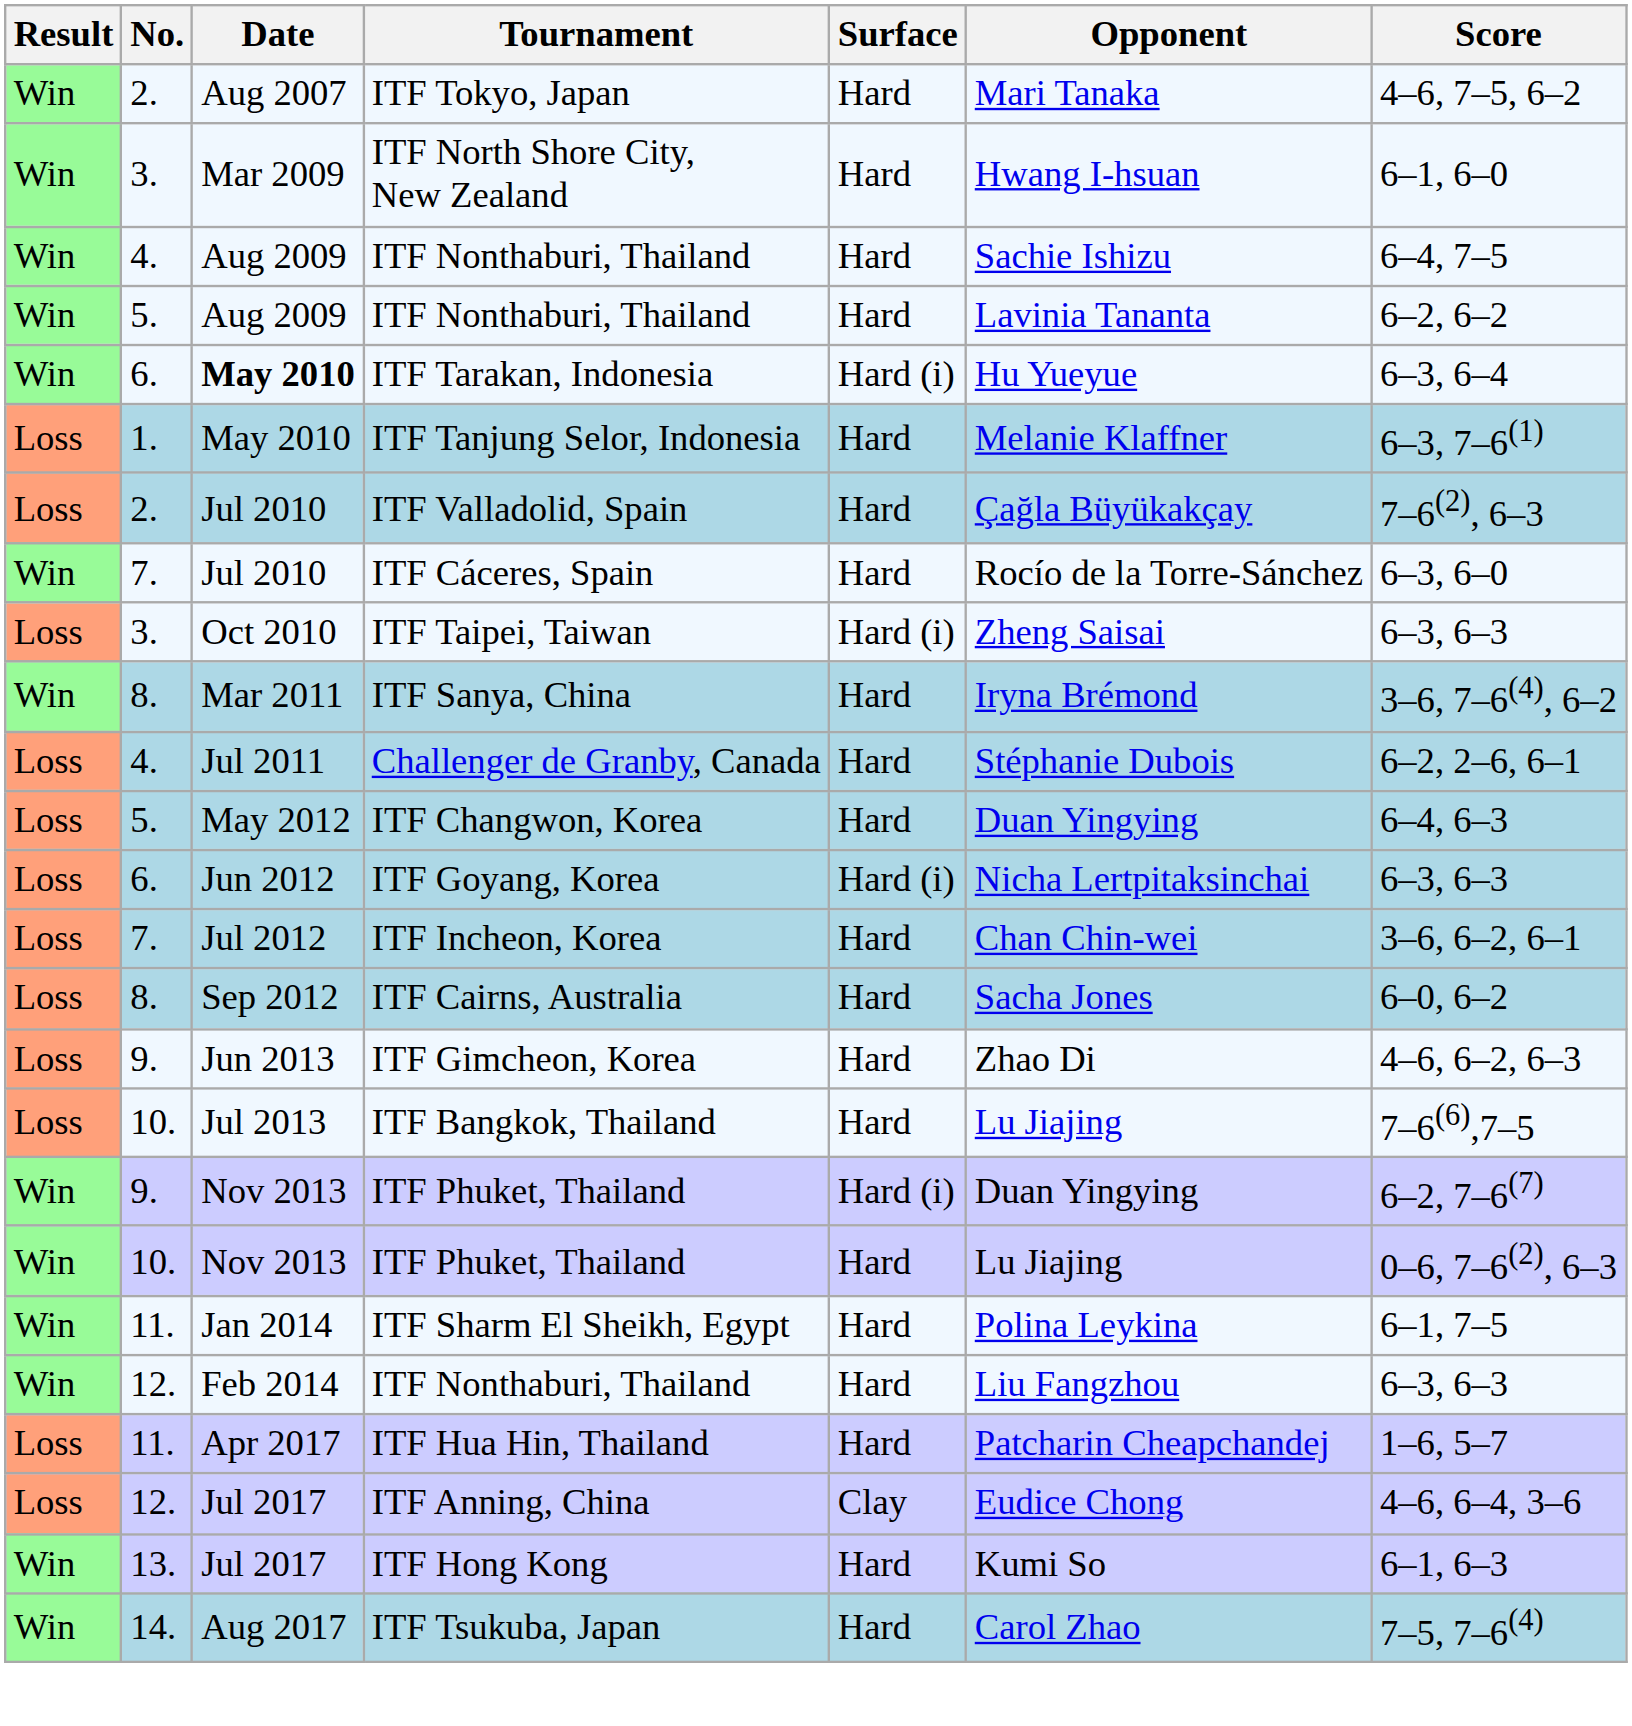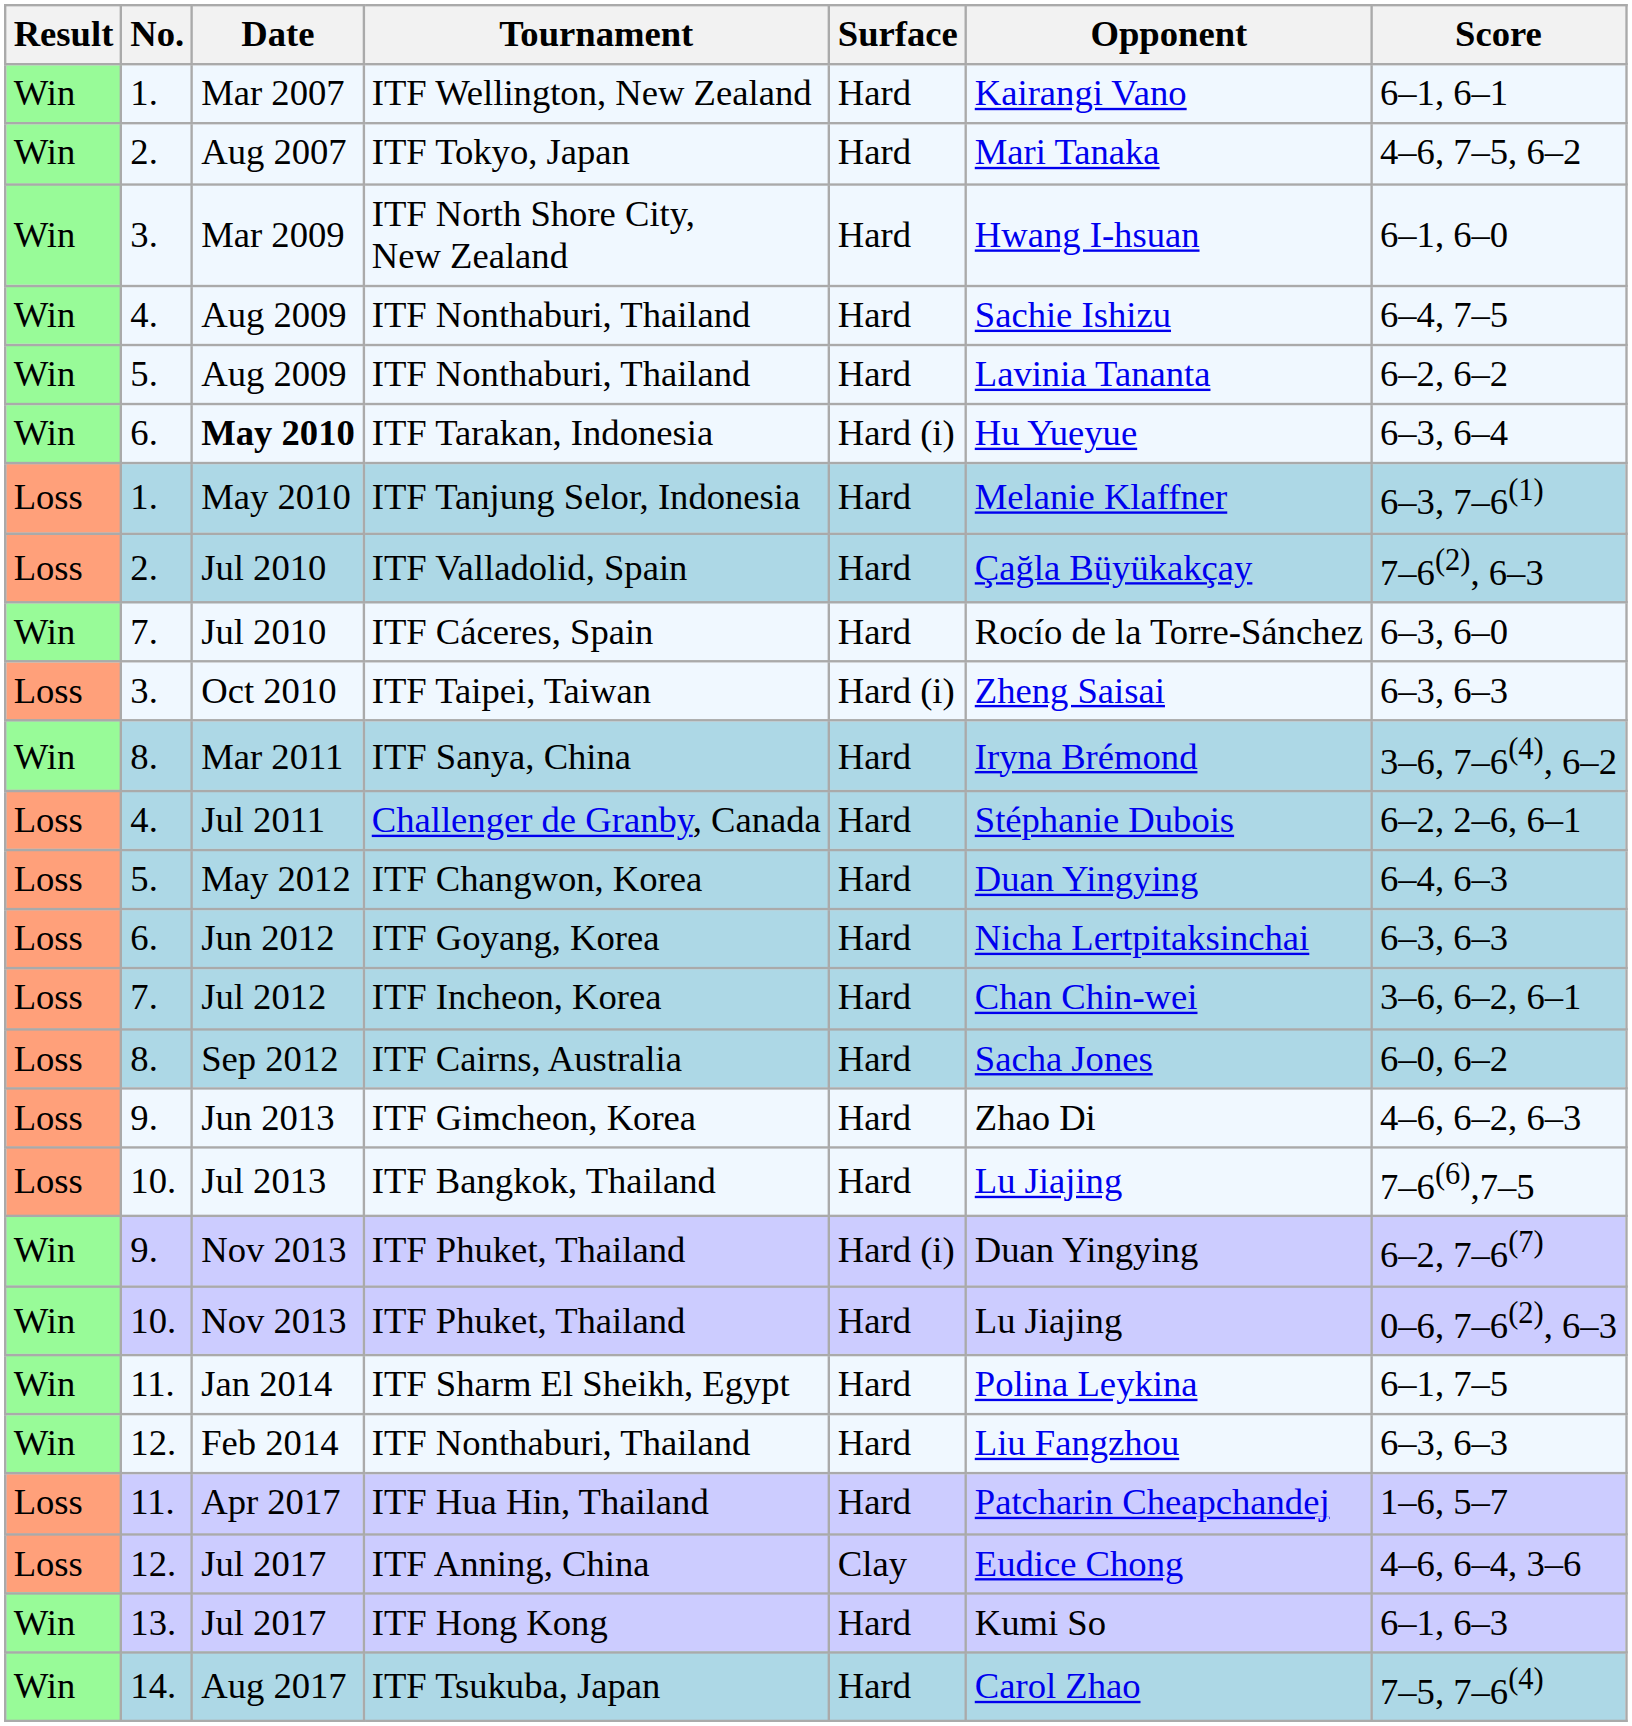+ row: (144, 93)
(896, 878) Hard (i) -> (874, 937) Hard
